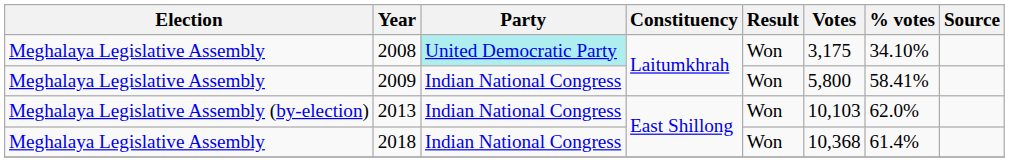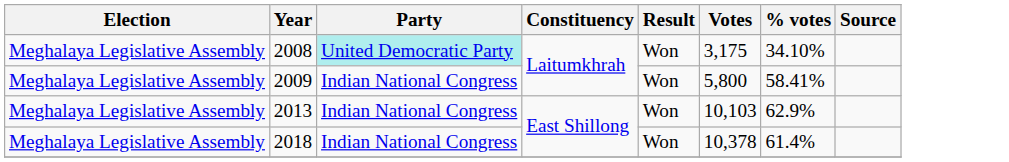(189, 111) Meghalaya Legislative Assembly (by-election) -> (137, 111) Meghalaya Legislative Assembly
(894, 111) 62.0% -> (790, 111) 62.9%
(834, 141) 10,368 -> (730, 141) 10,378
